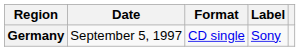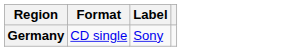- column: (126, 14)
